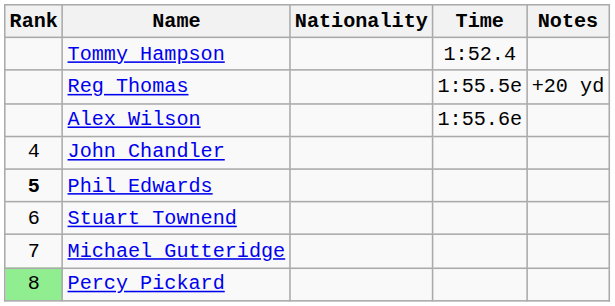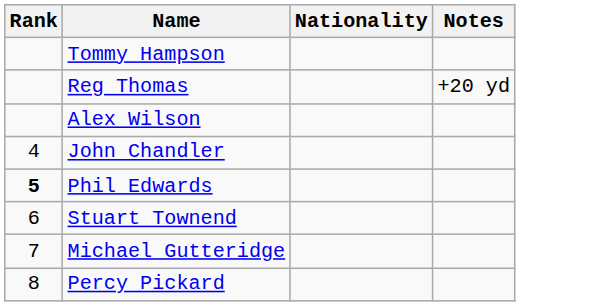- column: (480, 21)
(34, 284) lightgreen background -> (34, 284) no background
